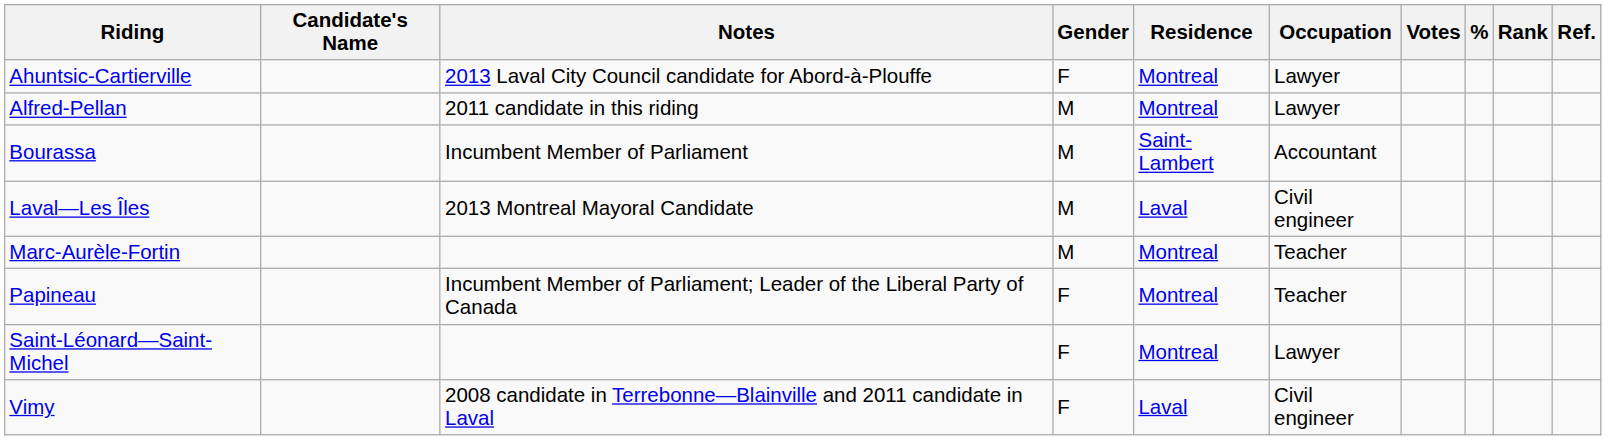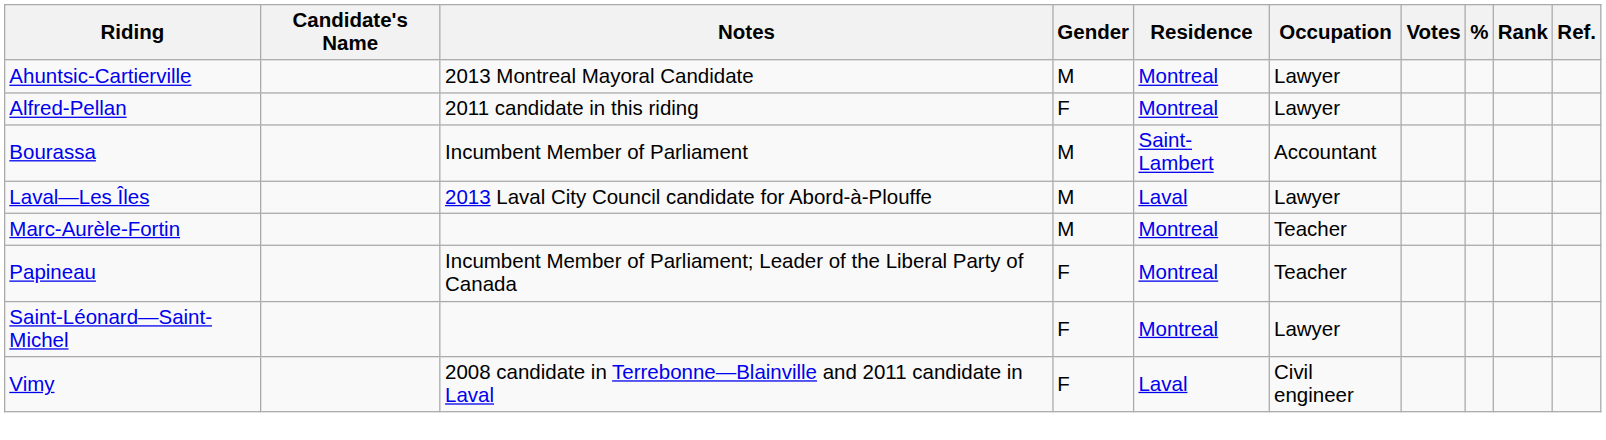(689, 76) 2013 Laval City Council candidate for Abord-à-Plouffe -> (599, 76) 2013 Montreal Mayoral Candidate
(1064, 76) F -> (1066, 76) M
(1066, 108) M -> (1064, 108) F
(599, 208) 2013 Montreal Mayoral Candidate -> (689, 196) 2013 Laval City Council candidate for Abord-à-Plouffe
(1314, 208) Civil engineer -> (1307, 196) Lawyer
